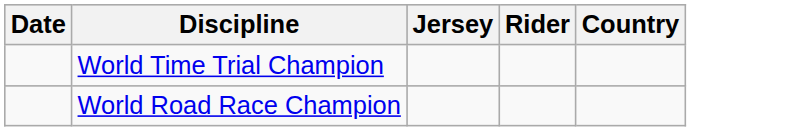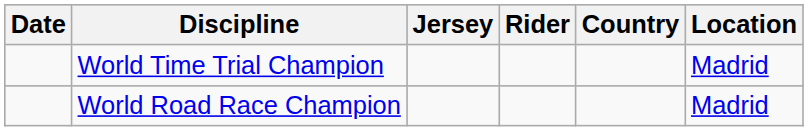+ column: (744, 24)
